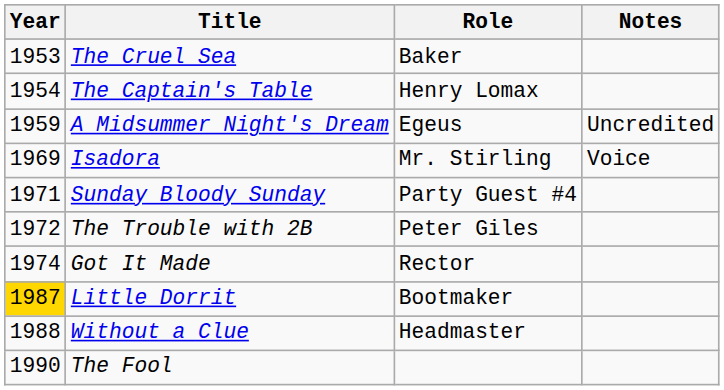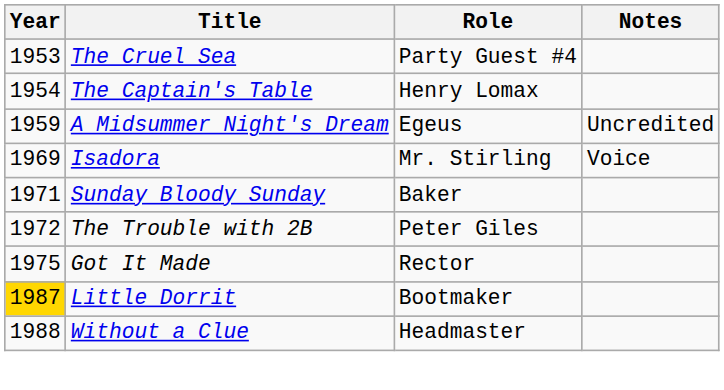(431, 57) Baker -> (488, 57) Party Guest #4
(488, 195) Party Guest #4 -> (431, 195) Baker
(35, 264) 1974 -> (35, 264) 1975
- row: (122, 367)
